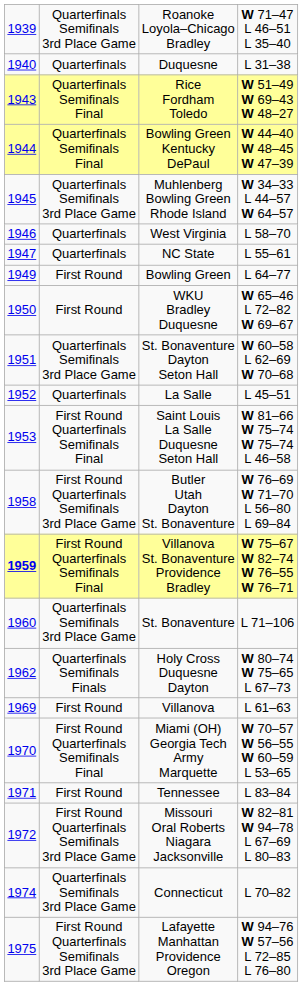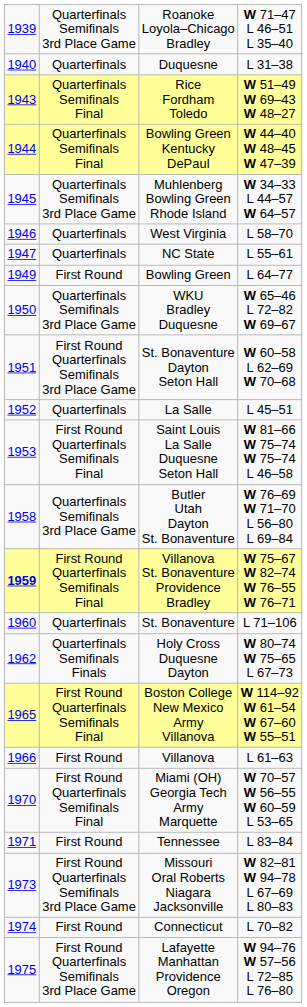(89, 310) First Round -> (89, 310) Quarterfinals Semifinals 3rd Place Game
(89, 360) Quarterfinals Semifinals 3rd Place Game -> (89, 367) First Round Quarterfinals Semifinals 3rd Place Game
(89, 501) First Round Quarterfinals Semifinals 3rd Place Game -> (89, 516) Quarterfinals Semifinals 3rd Place Game
(89, 623) Quarterfinals Semifinals 3rd Place Game -> (89, 623) Quarterfinals
+ row: (188, 715)
(22, 708) 1969 -> (22, 757) 1966
(22, 835) 1972 -> (22, 885) 1973
(89, 892) Quarterfinals Semifinals 3rd Place Game -> (89, 927) First Round
